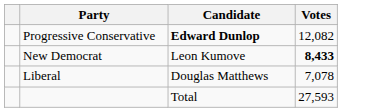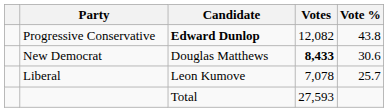+ column: (360, 14)
(208, 55) Leon Kumove -> (220, 55) Douglas Matthews
(220, 76) Douglas Matthews -> (208, 76) Leon Kumove
